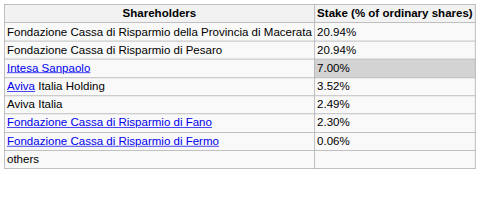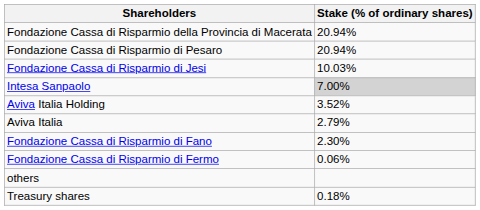+ row: (107, 68)
(333, 104) 2.49% -> (333, 123) 2.79%
+ row: (48, 196)
